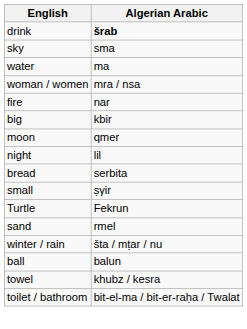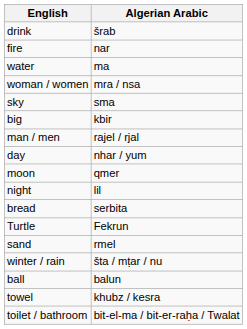(105, 31) bold -> (105, 31) normal
rows swapped: (15, 48) <-> (15, 102)
+ row: (33, 137)
+ row: (16, 155)
- row: (20, 191)
